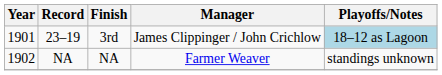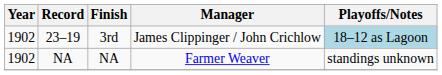(21, 37) 1901 -> (21, 37) 1902
